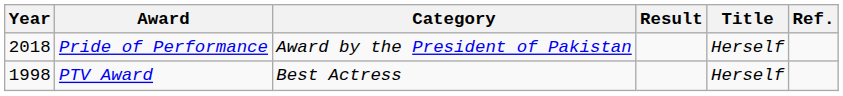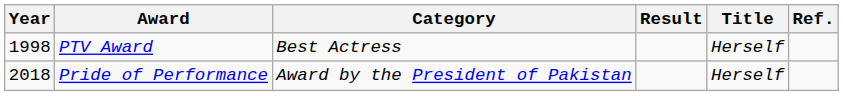rows swapped: (106, 76) <-> (163, 47)
